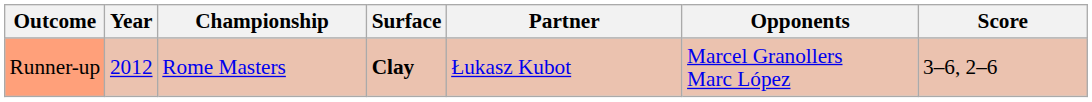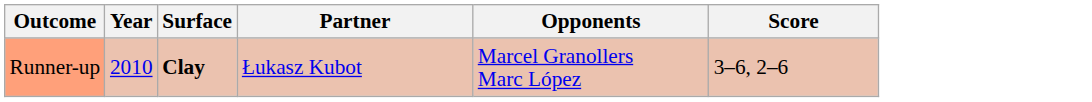- column: (262, 21)
(131, 67) 2012 -> (131, 67) 2010
